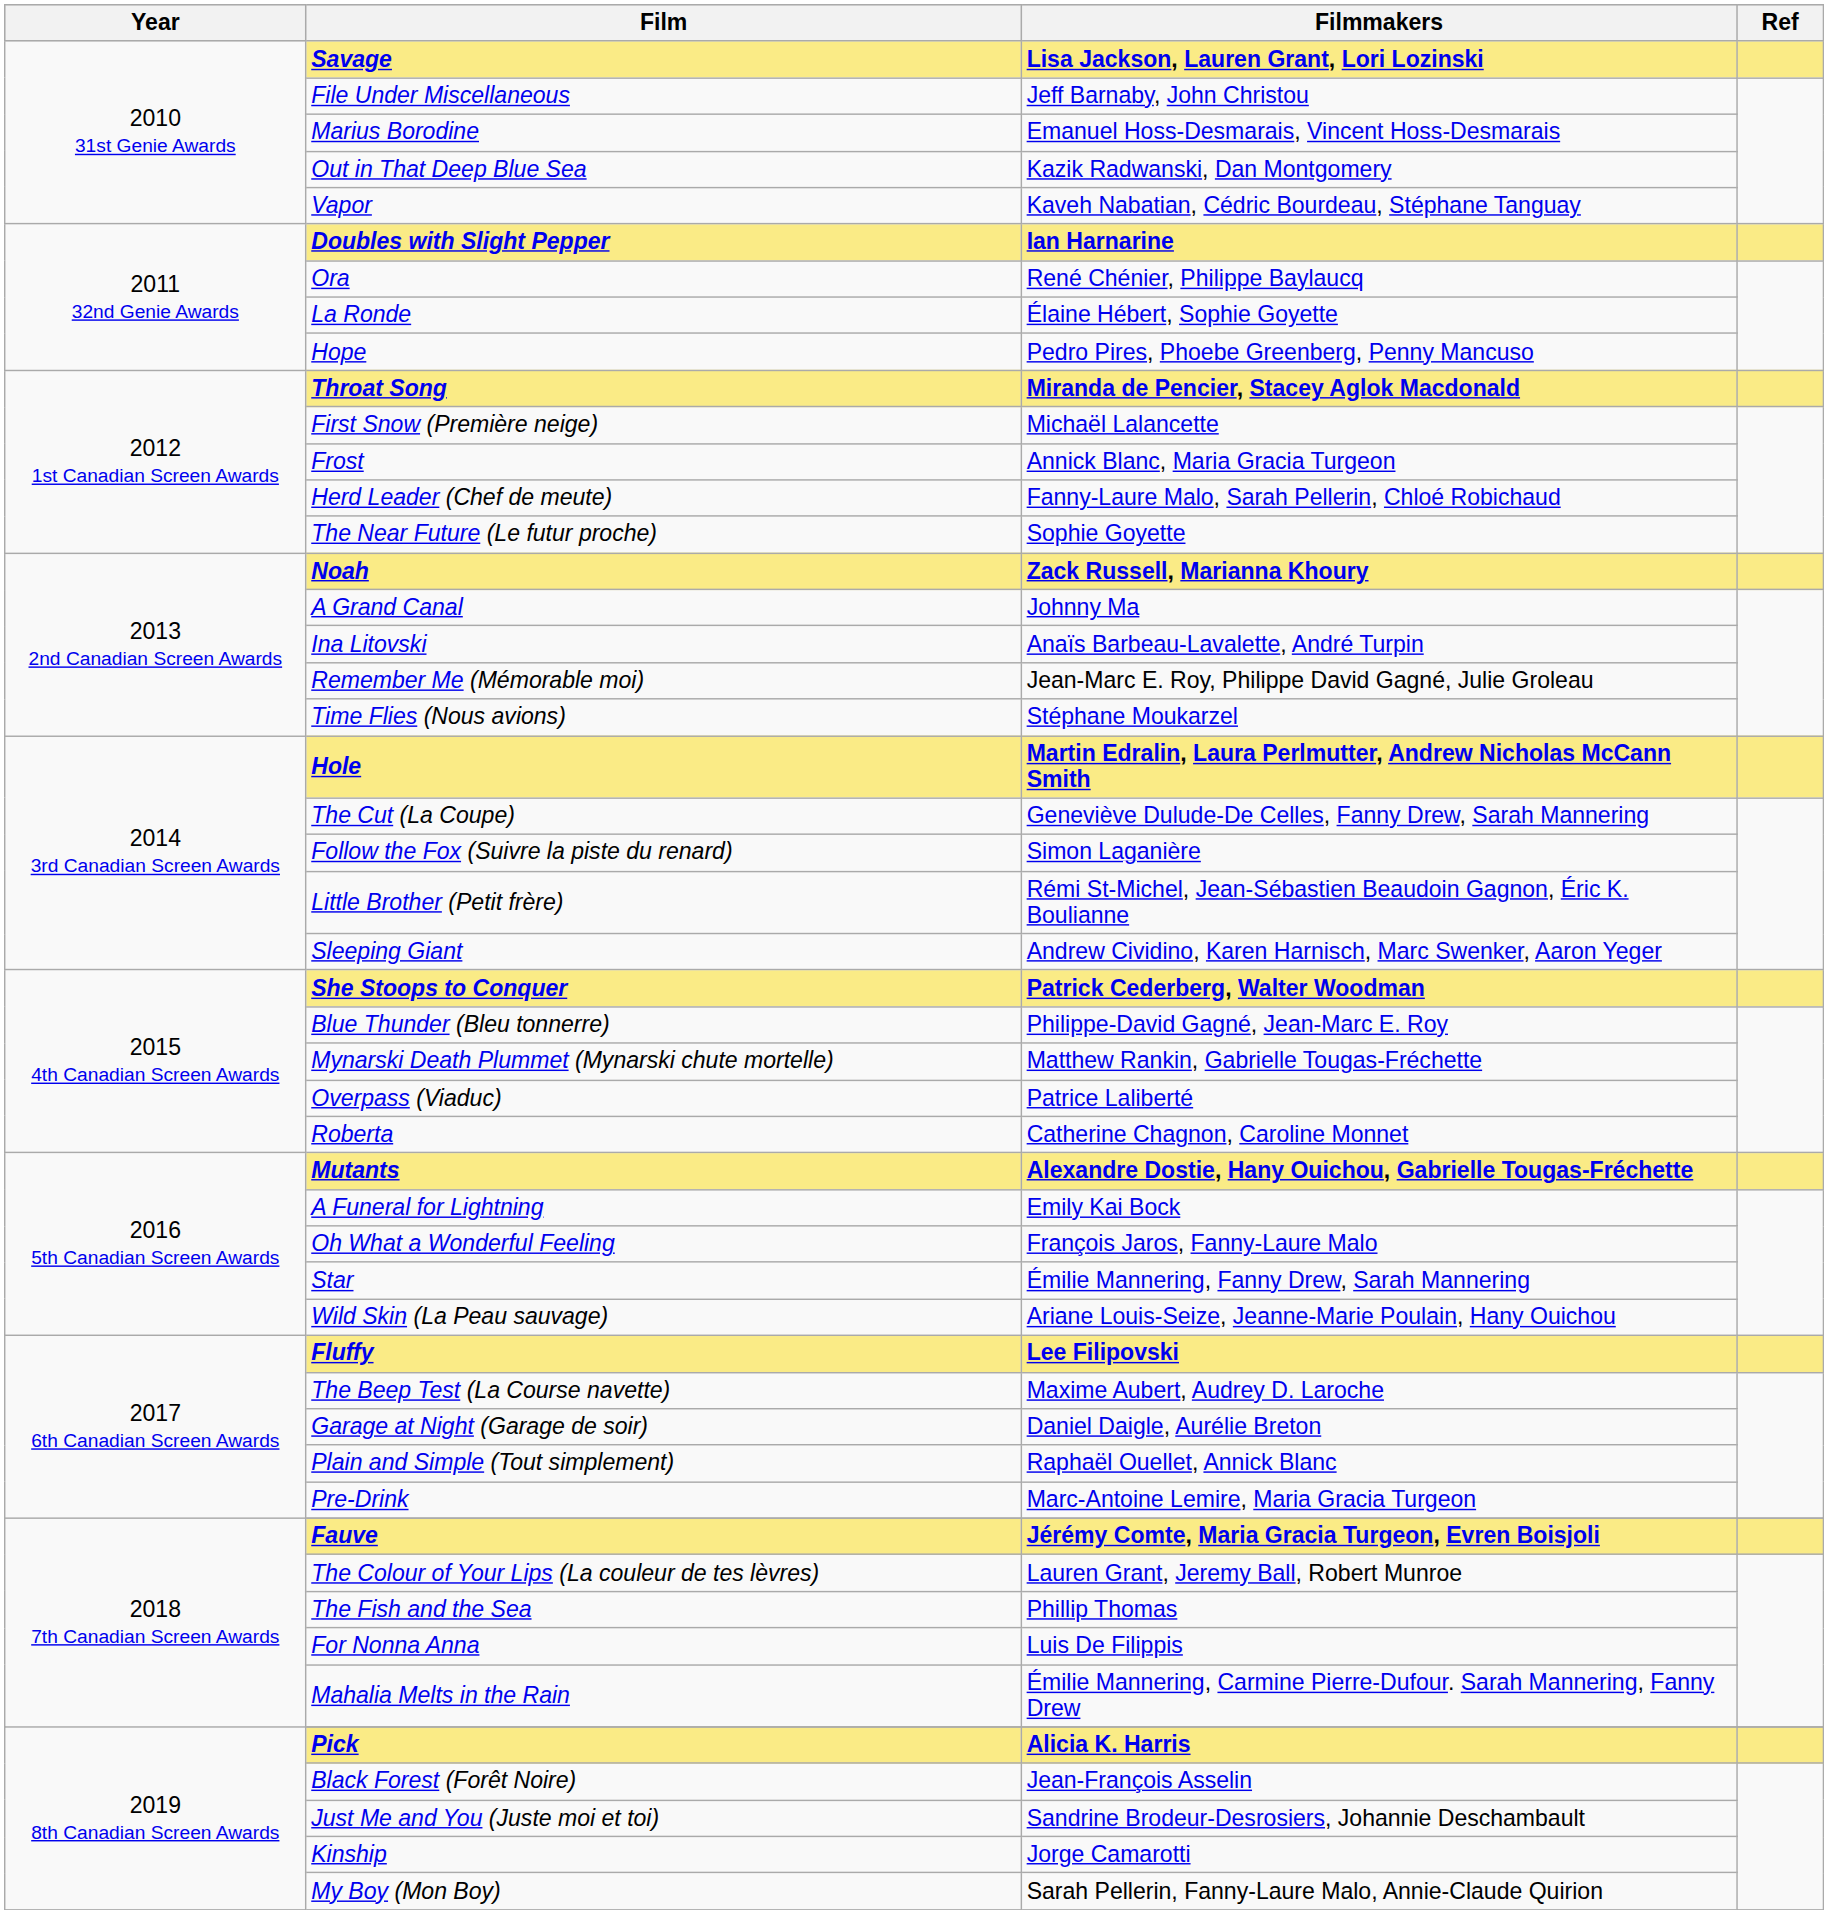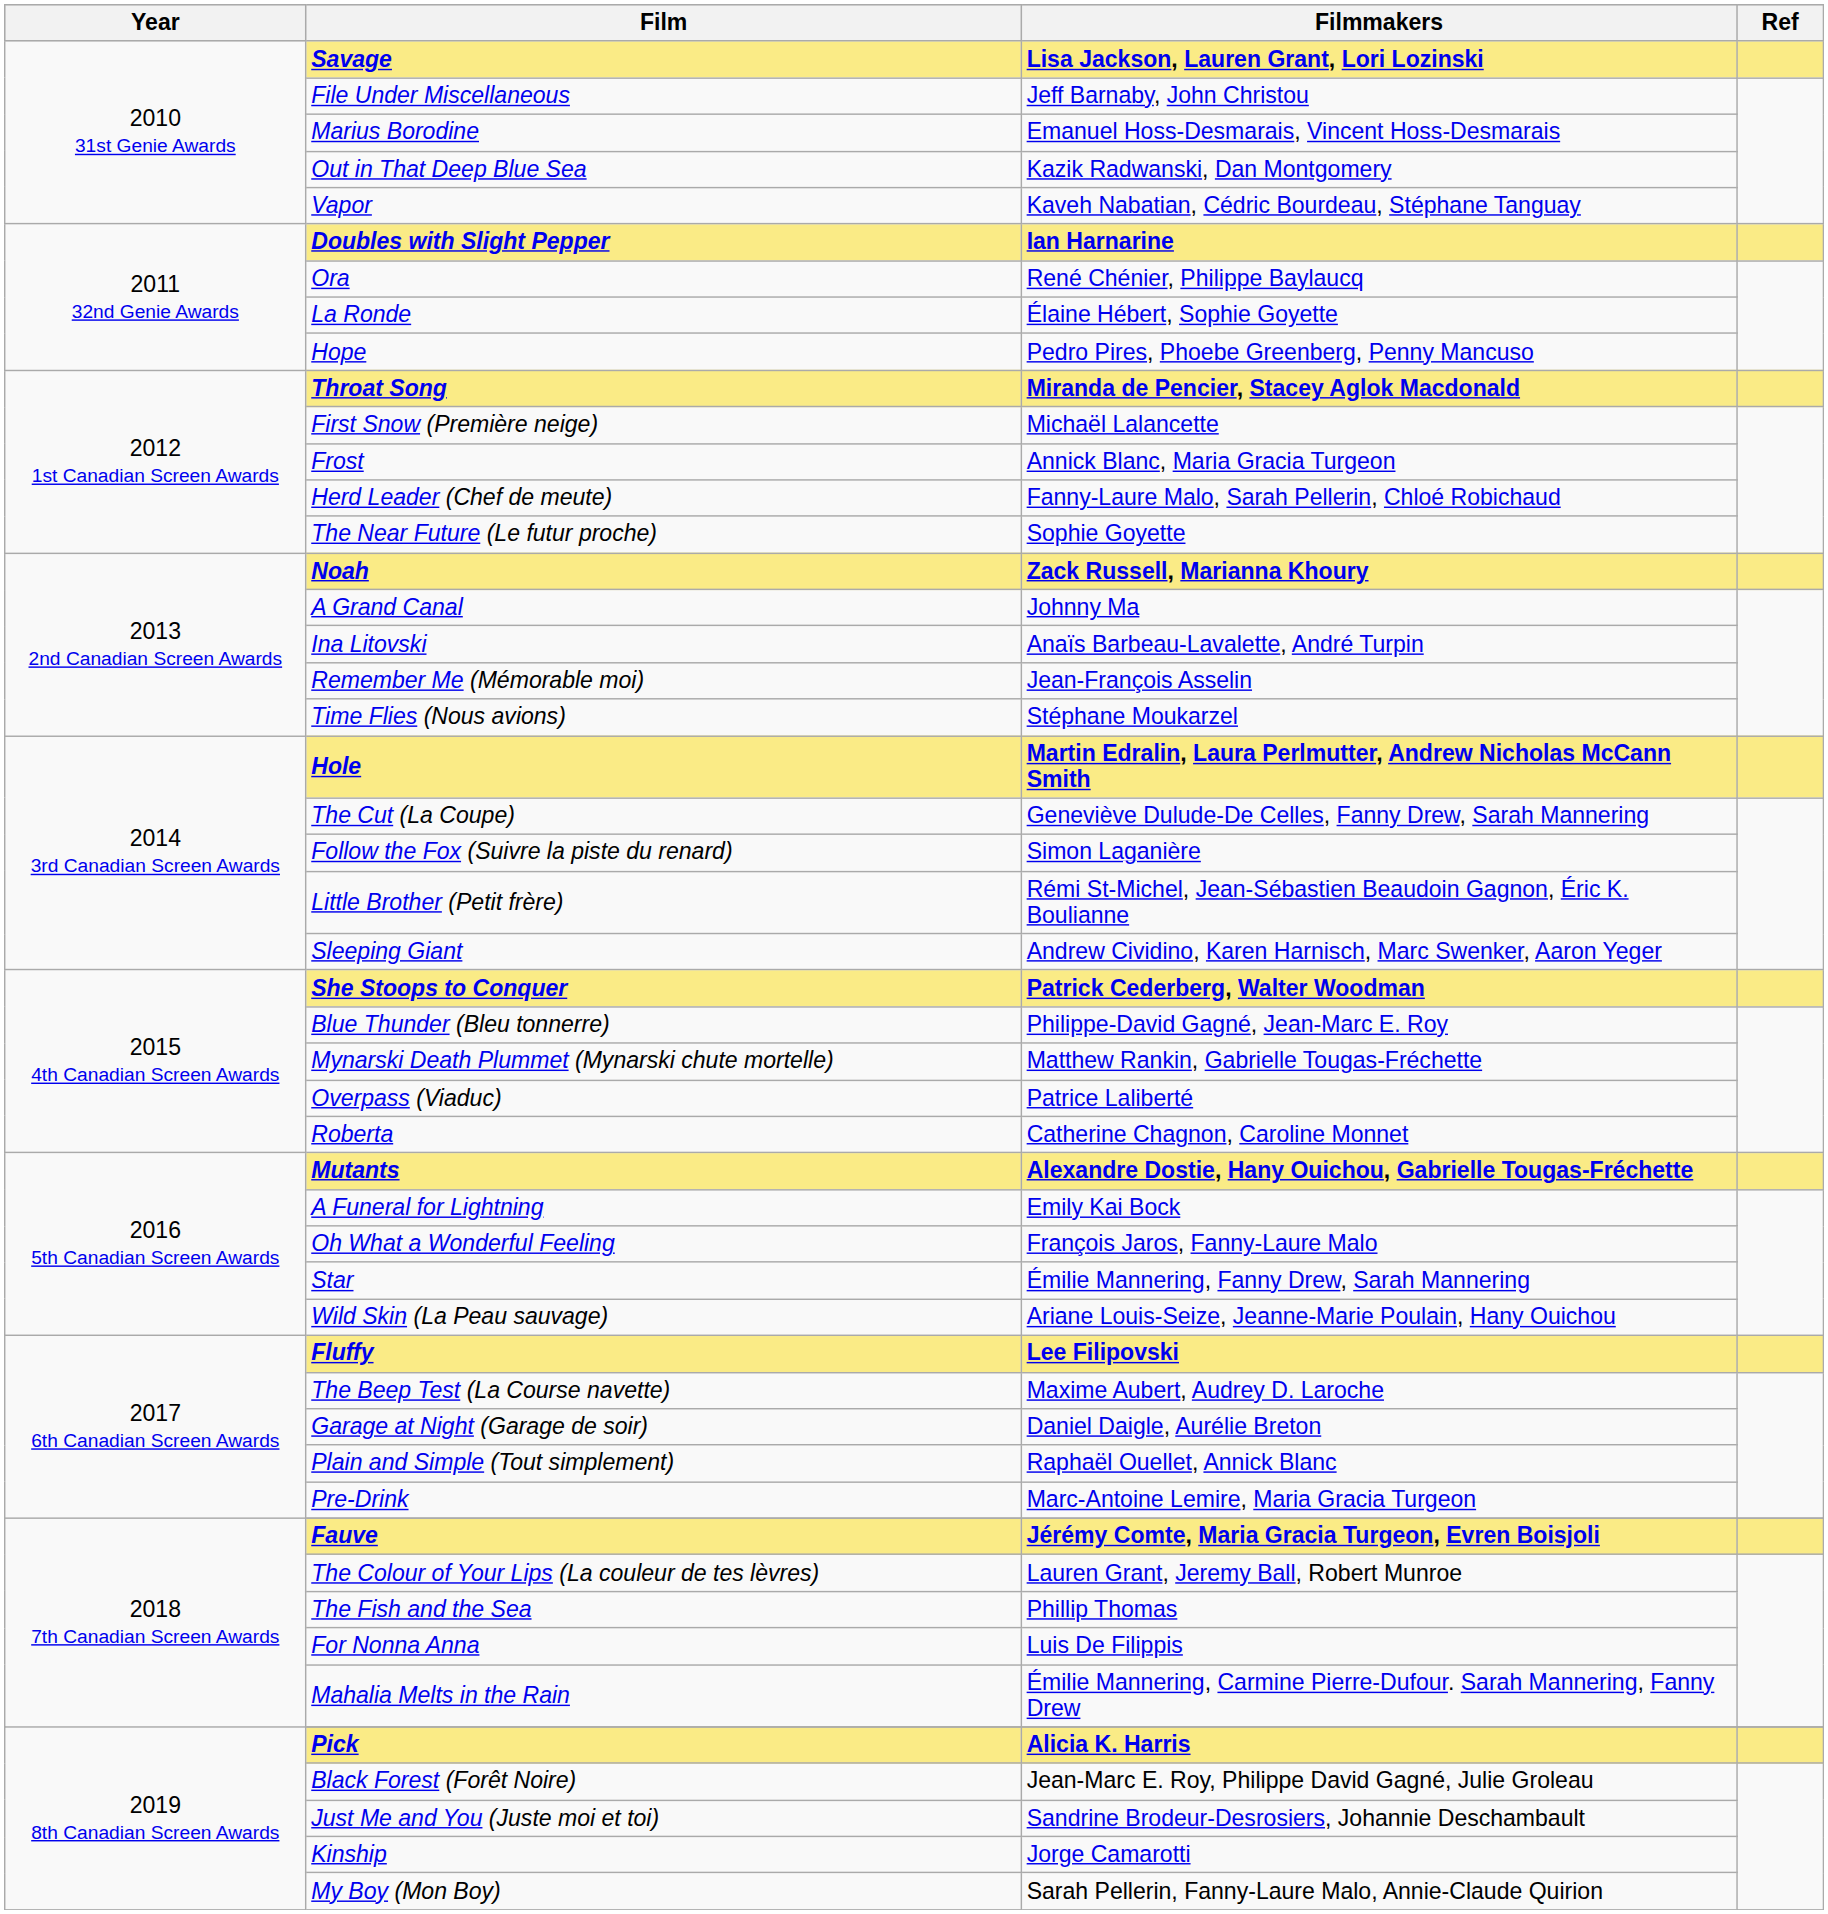(1310, 680) Jean-Marc E. Roy, Philippe David Gagné, Julie Groleau -> (1139, 680) Jean-François Asselin
(1139, 1781) Jean-François Asselin -> (1310, 1781) Jean-Marc E. Roy, Philippe David Gagné, Julie Groleau
